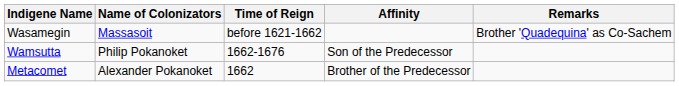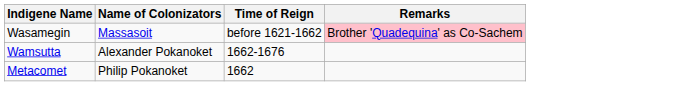- column: (399, 14)
(574, 33) no background -> (425, 33) pink background
(143, 52) Philip Pokanoket -> (155, 52) Alexander Pokanoket
(155, 71) Alexander Pokanoket -> (143, 71) Philip Pokanoket
